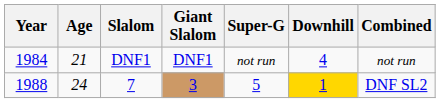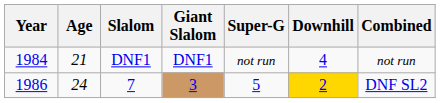(31, 85) 1988 -> (31, 85) 1986
(323, 85) 1 -> (323, 85) 2
